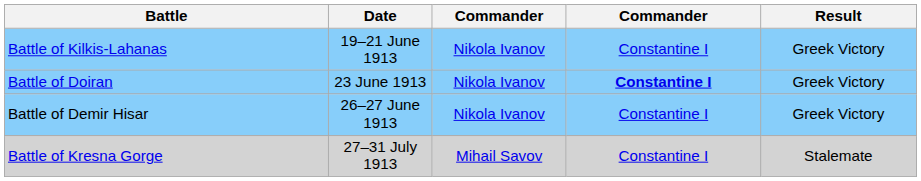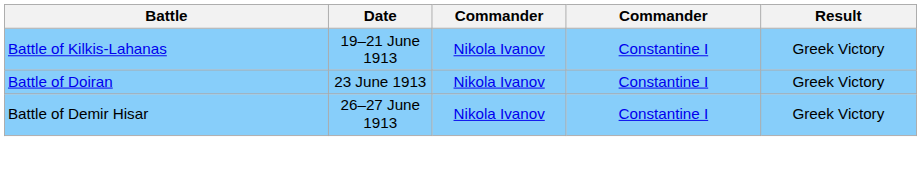(663, 81) bold -> (663, 81) normal
- row: (85, 155)
